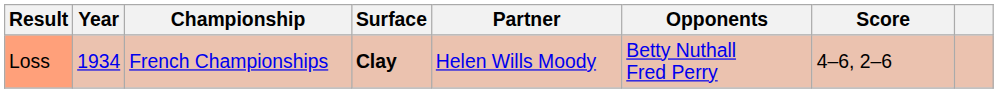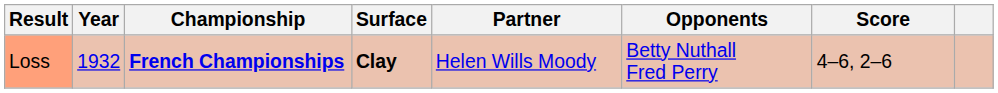(99, 61) 1934 -> (99, 61) 1932
(229, 61) normal -> (237, 61) bold
